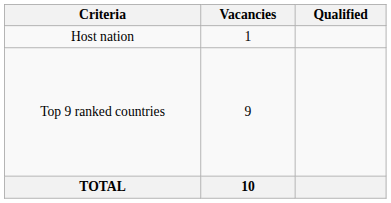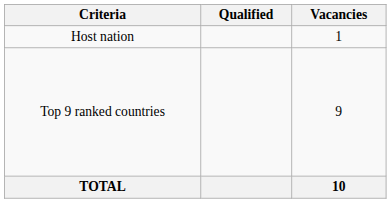columns swapped: (248, 15) <-> (341, 15)
